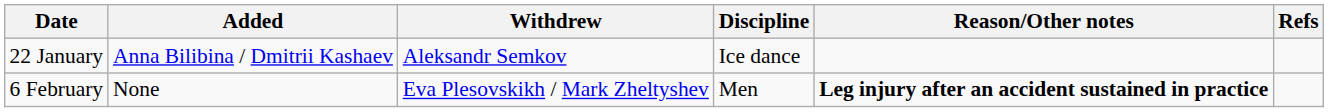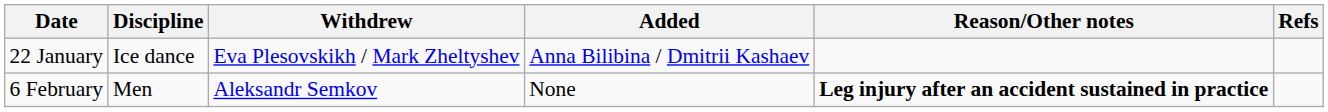columns swapped: (764, 21) <-> (253, 21)
(485, 55) Aleksandr Semkov -> (366, 55) Eva Plesovskikh / Mark Zheltyshev
(556, 89) Eva Plesovskikh / Mark Zheltyshev -> (295, 89) Aleksandr Semkov
